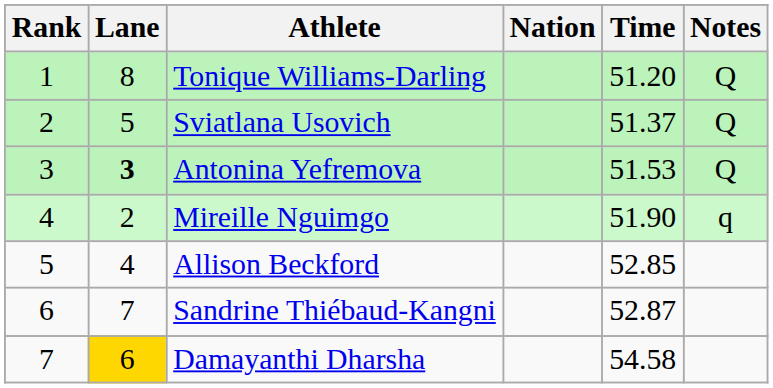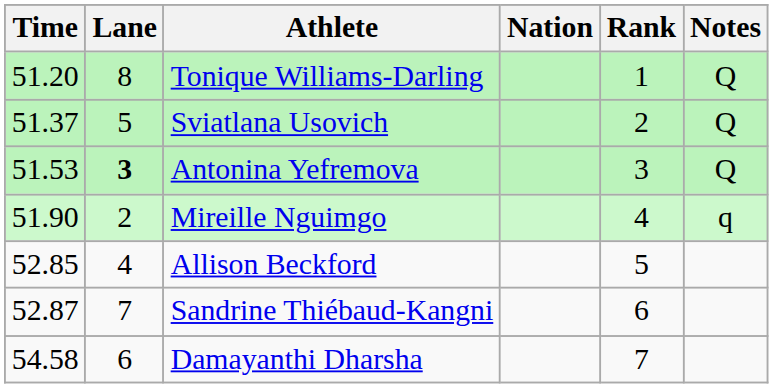columns swapped: (47, 28) <-> (643, 28)
(127, 358) gold background -> (125, 358) no background
